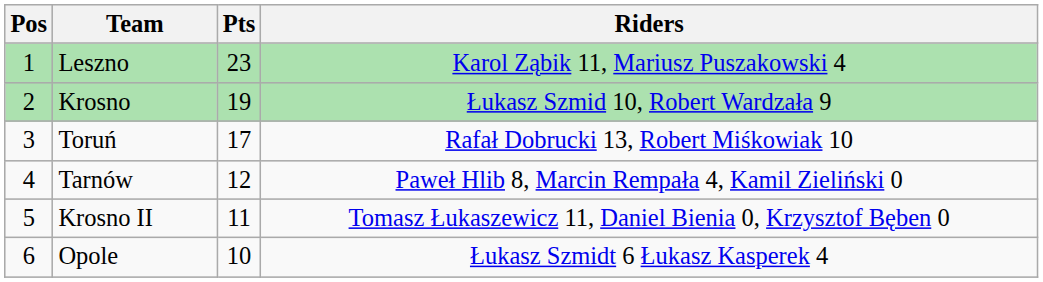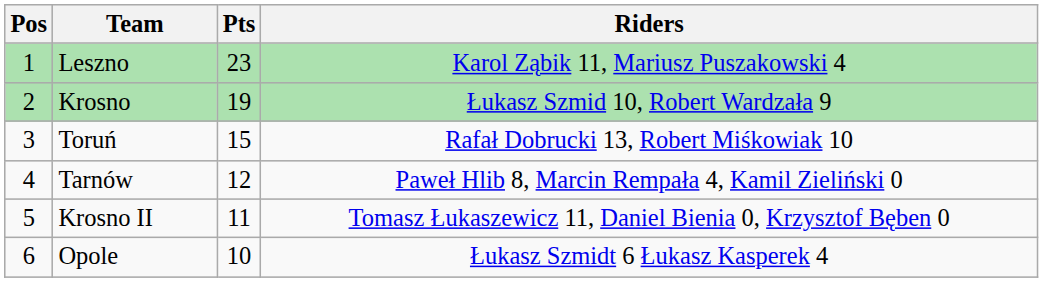(239, 140) 17 -> (239, 140) 15
